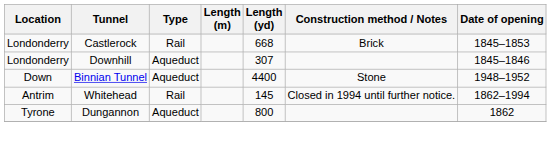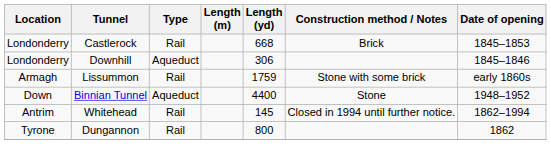(264, 60) 307 -> (264, 60) 306
+ row: (110, 78)
(175, 113) Aqueduct -> (175, 130) Rail
